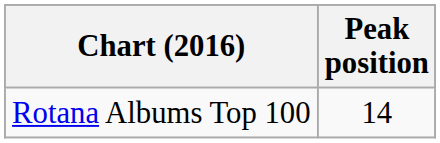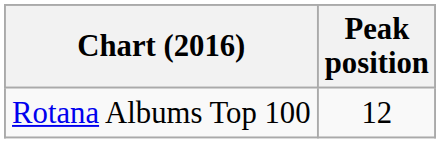(377, 112) 14 -> (377, 112) 12
